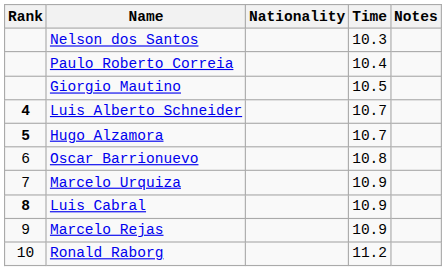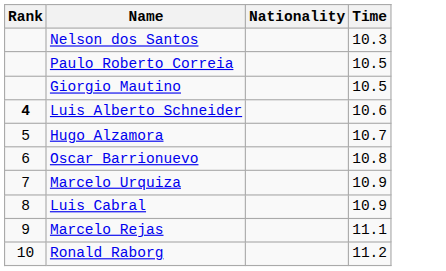- column: (416, 16)
(370, 64) 10.4 -> (370, 64) 10.5
(370, 111) 10.7 -> (370, 111) 10.6
(26, 135) bold -> (26, 135) normal
(26, 206) bold -> (26, 206) normal
(370, 230) 10.9 -> (370, 230) 11.1
